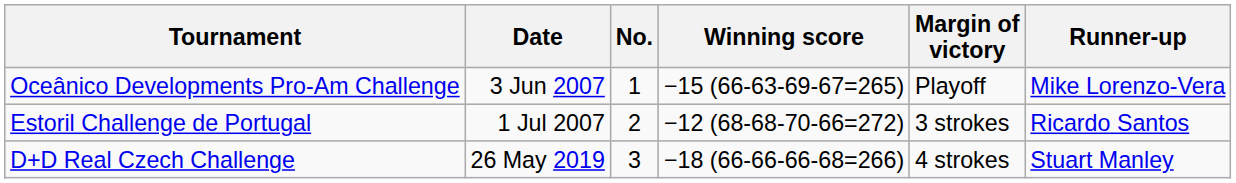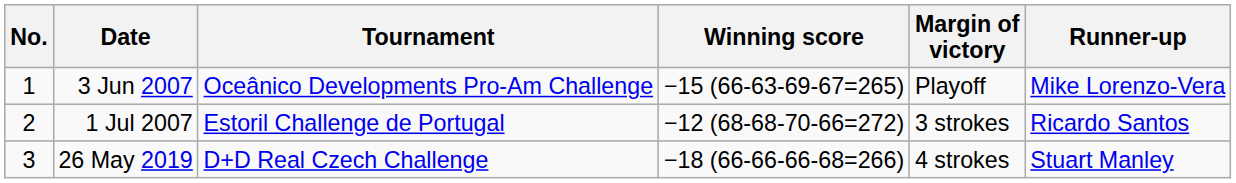columns swapped: (634, 36) <-> (235, 36)
